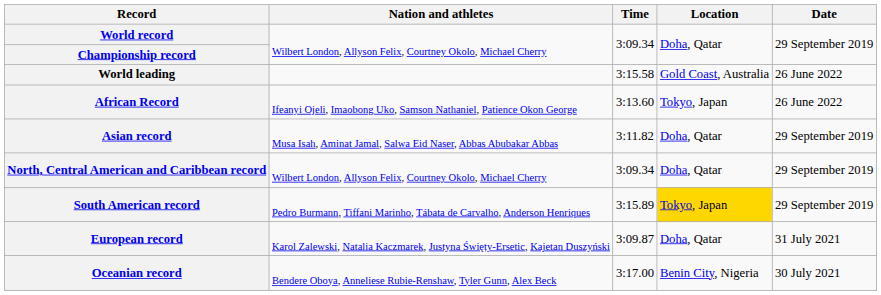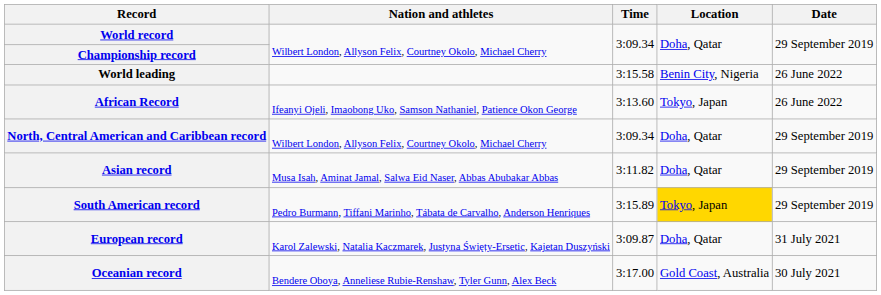(715, 74) Gold Coast, Australia -> (709, 74) Benin City, Nigeria
rows swapped: (137, 136) <-> (137, 170)
(709, 273) Benin City, Nigeria -> (715, 273) Gold Coast, Australia
